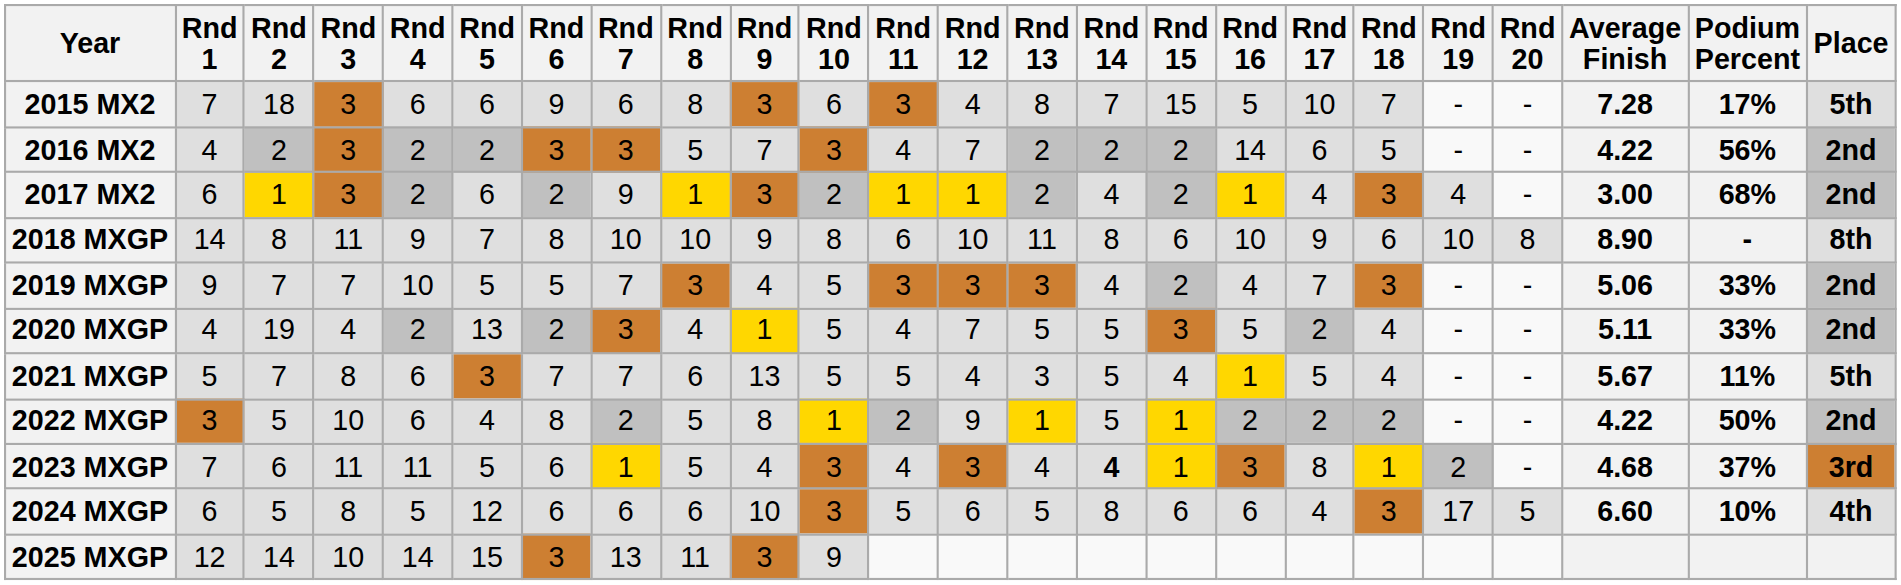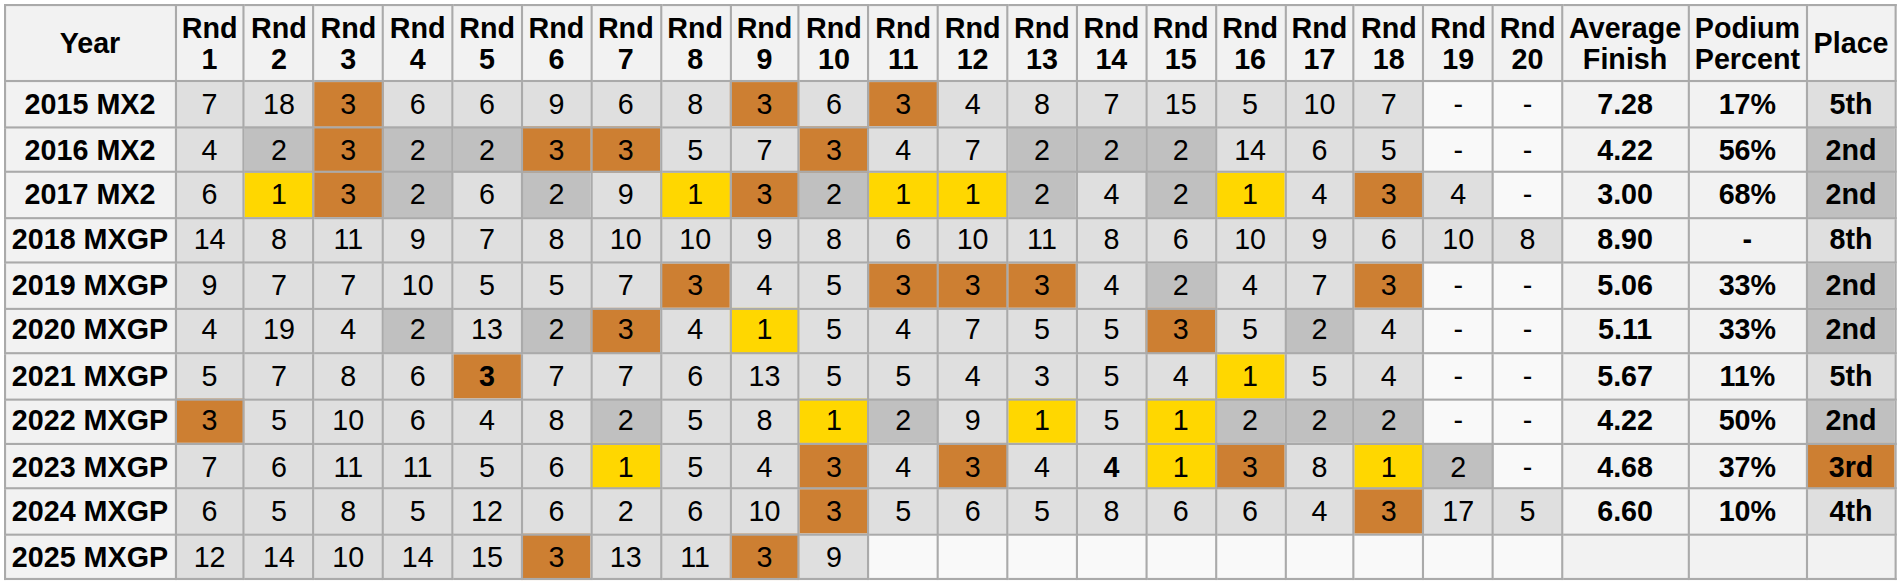(487, 376) normal -> (487, 376) bold
(626, 511) 6 -> (626, 511) 2
